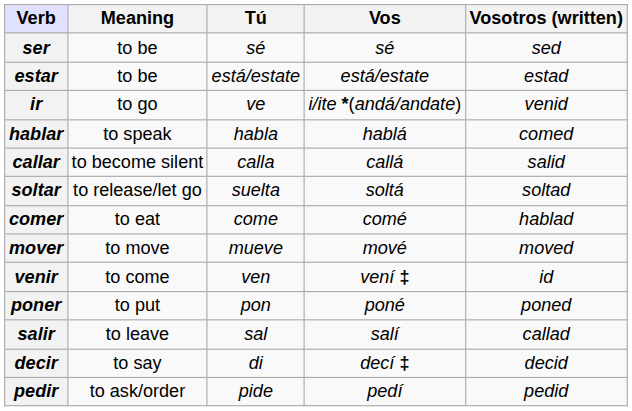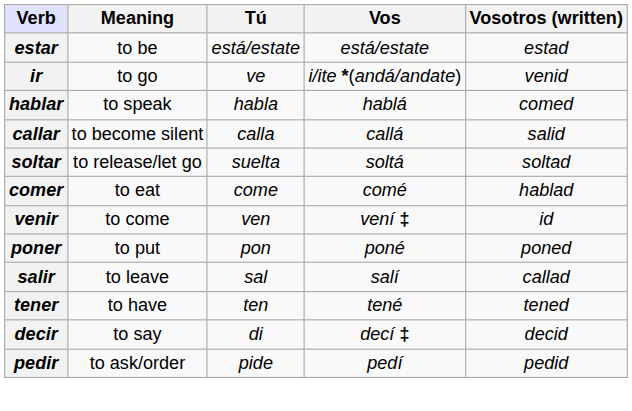- row: (36, 47)
- row: (36, 248)
+ row: (36, 305)
